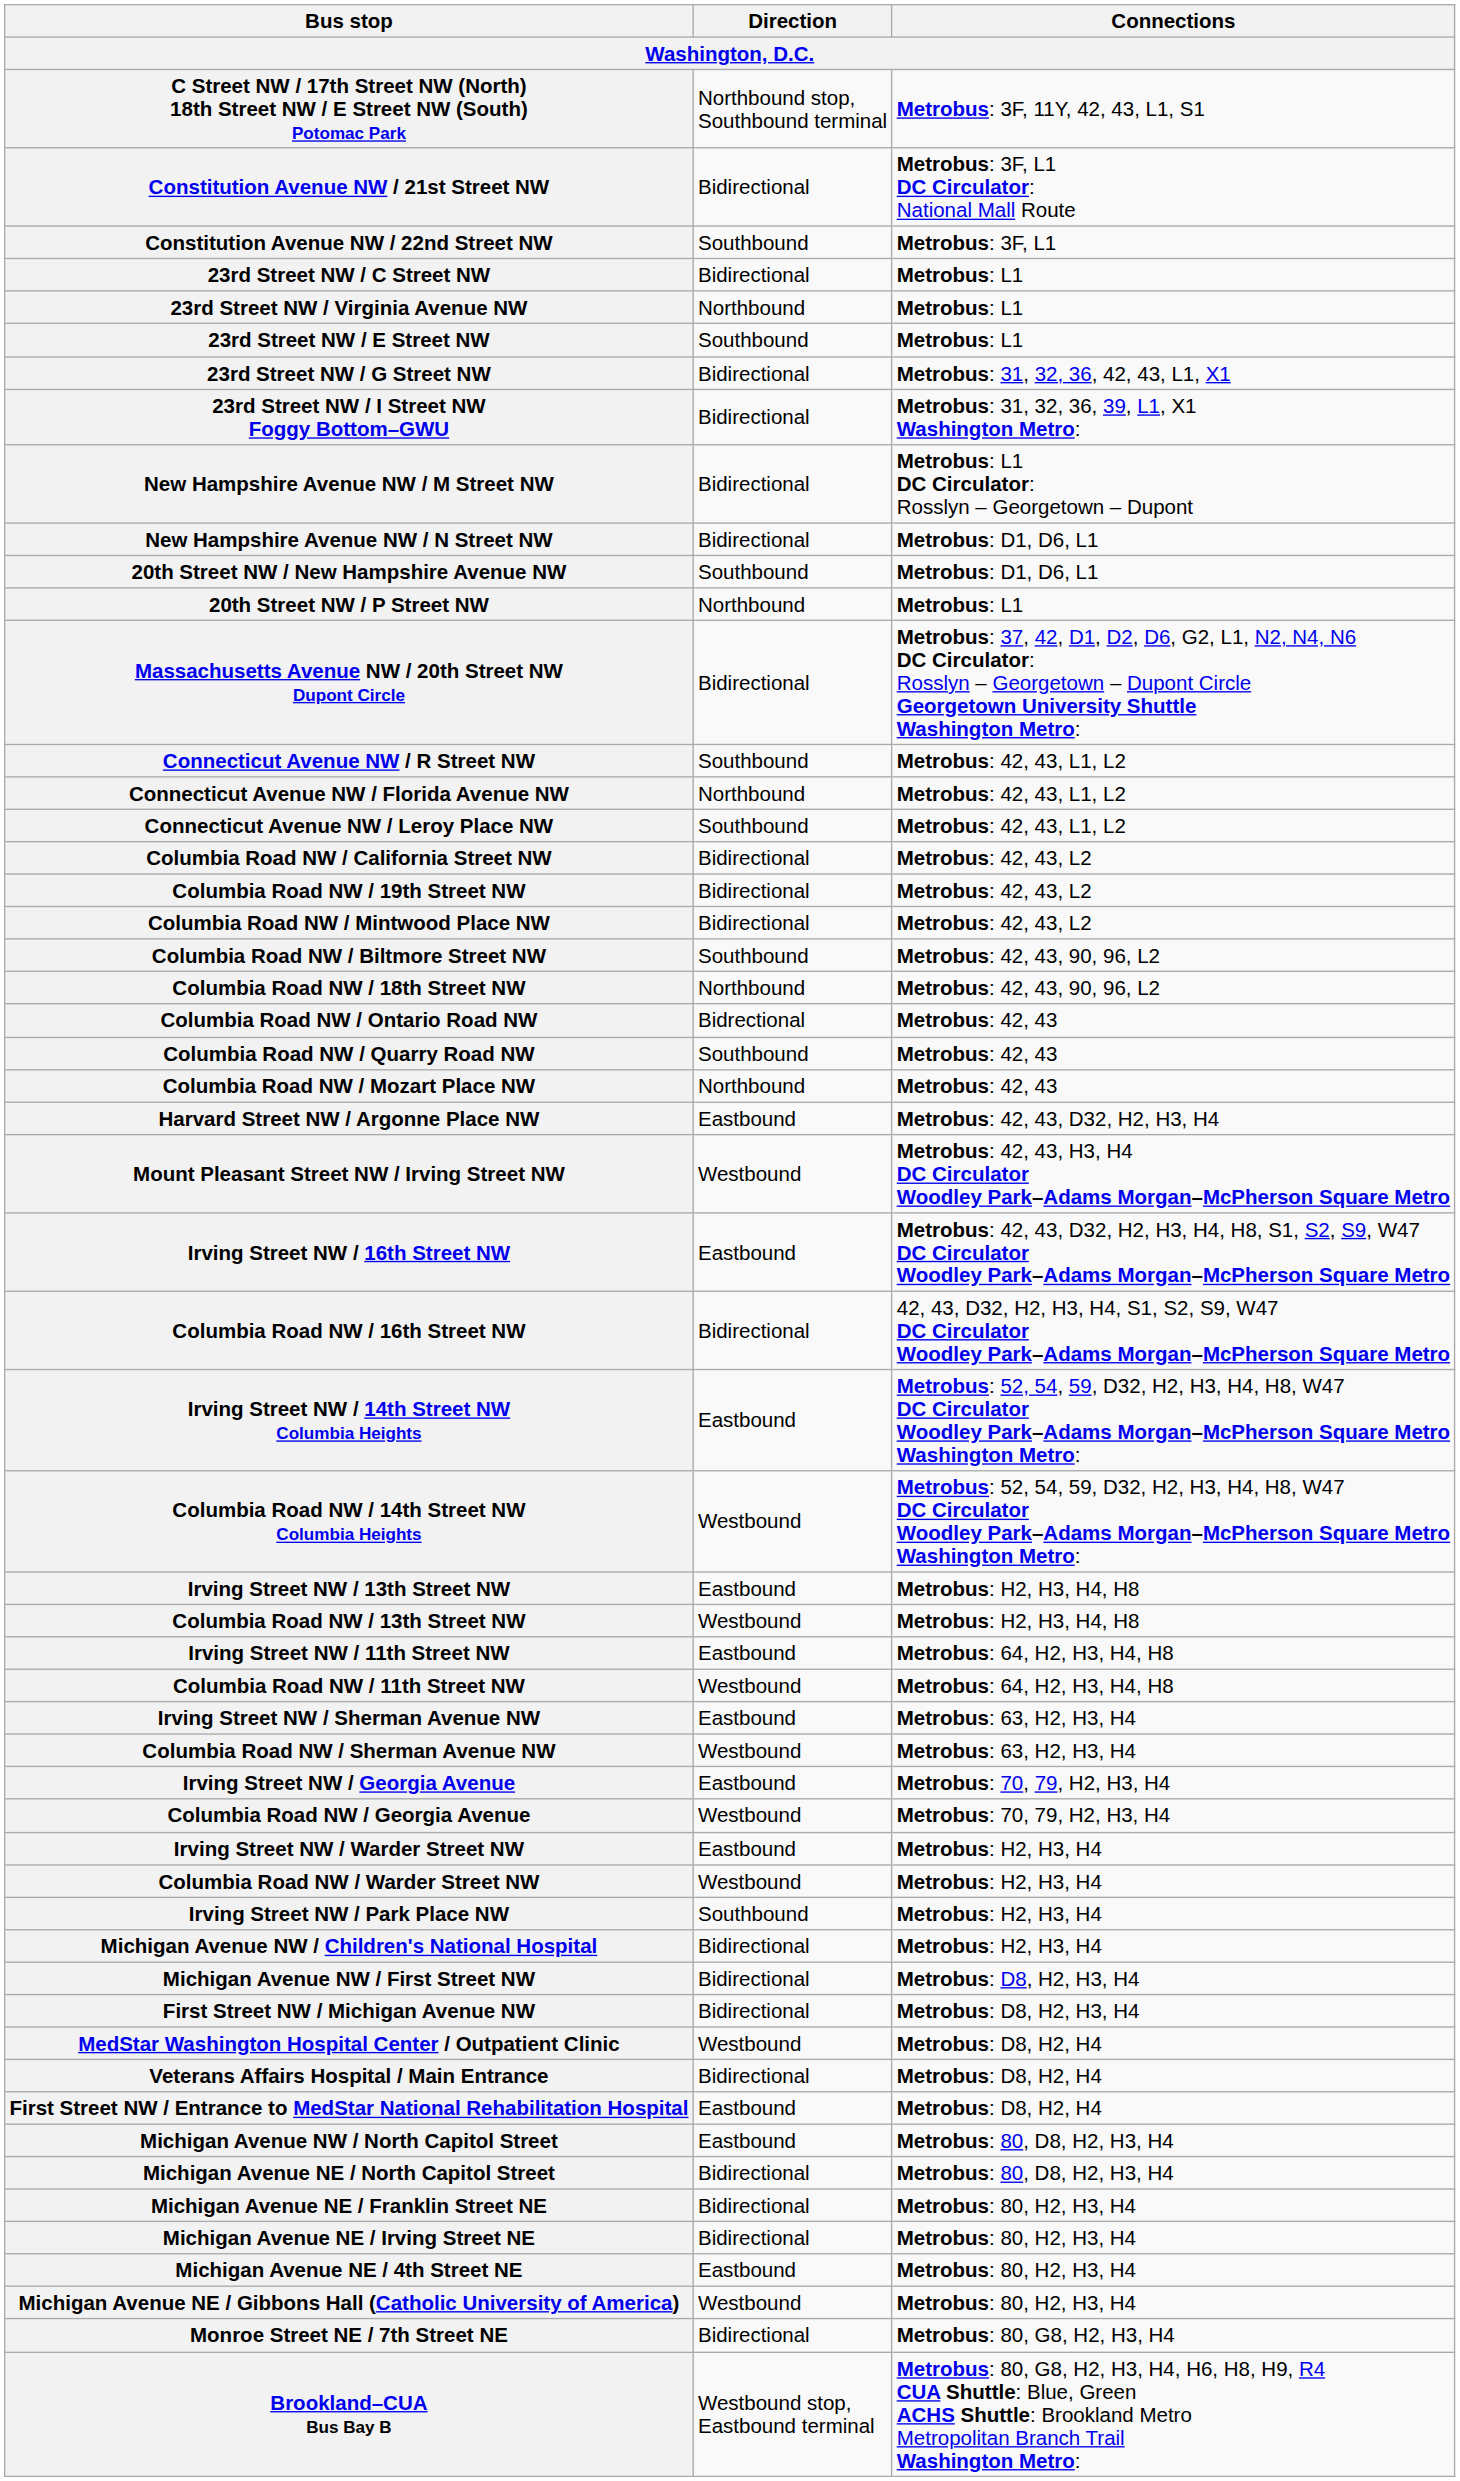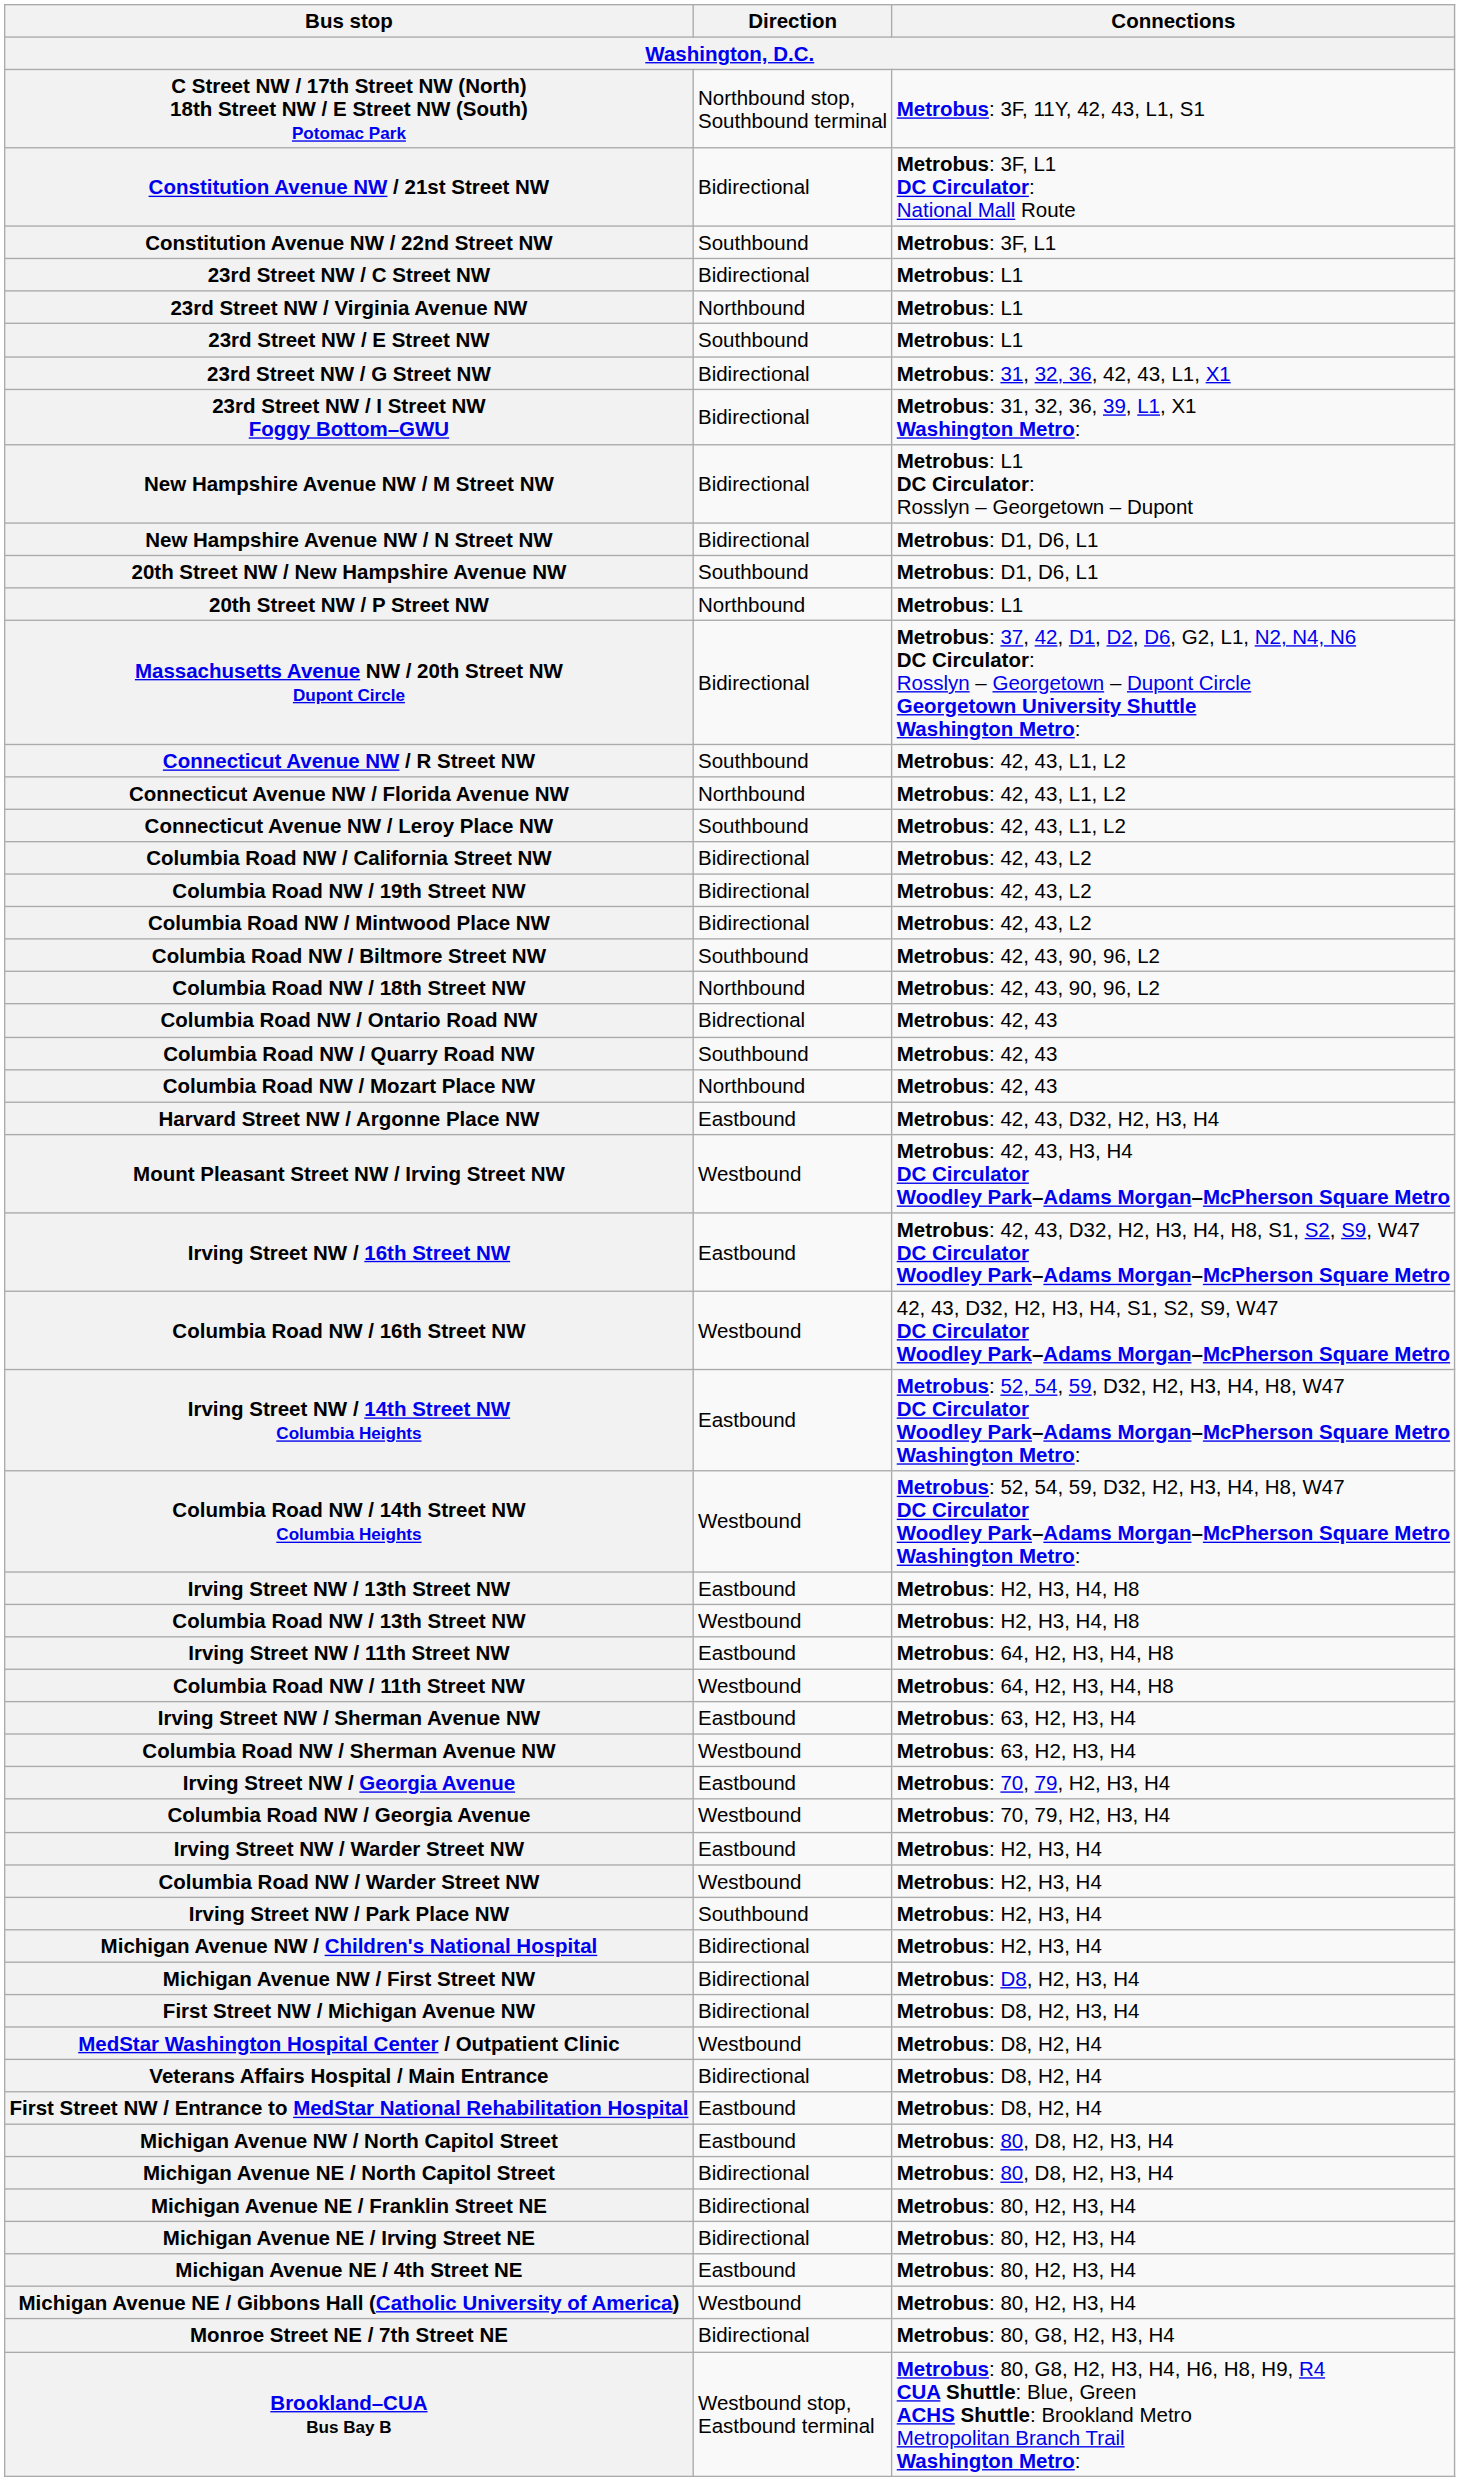(754, 1330) Bidirectional -> (750, 1330) Westbound
